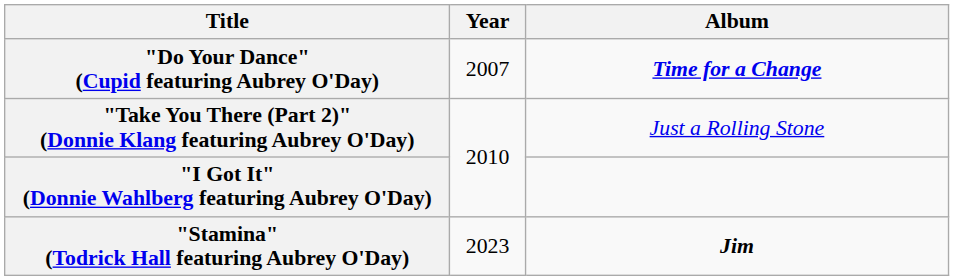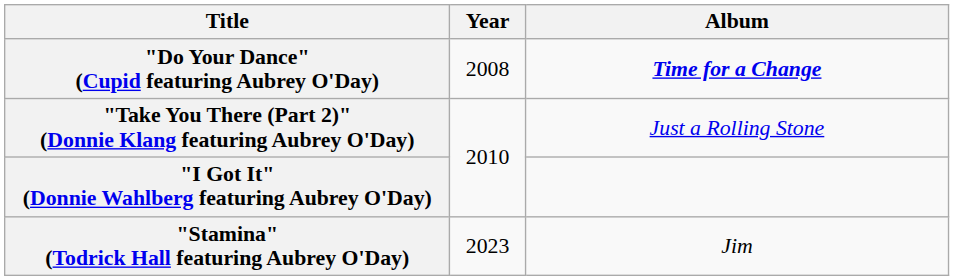(488, 68) 2007 -> (488, 68) 2008
(737, 245) bold -> (737, 245) normal
